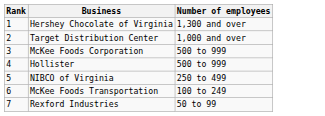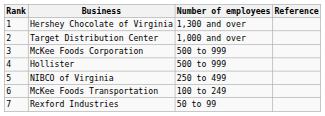+ column: (297, 11)
